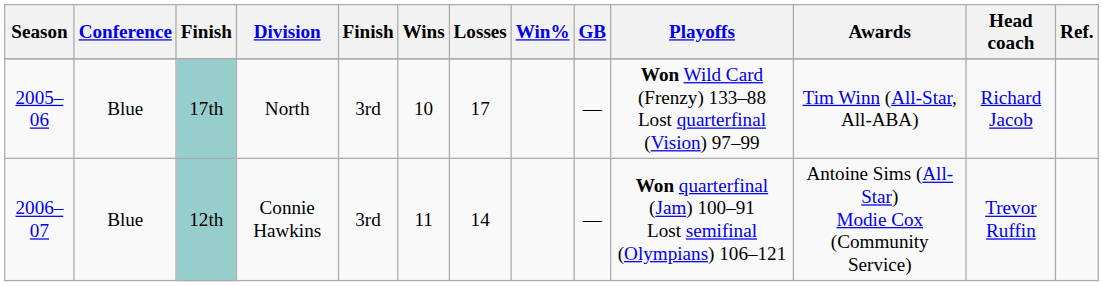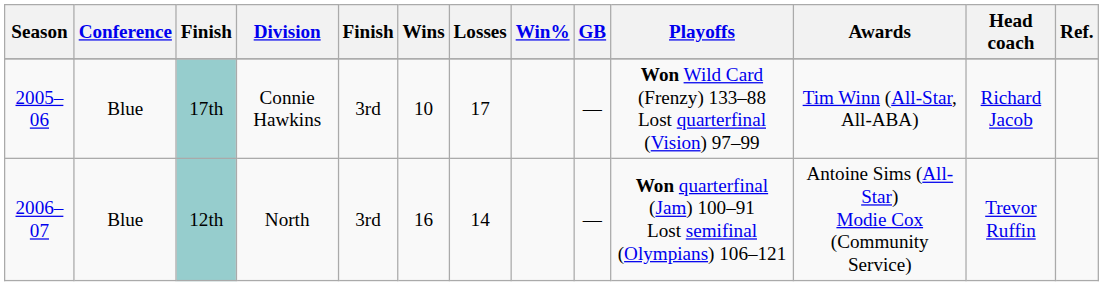(287, 108) North -> (287, 108) Connie Hawkins
(287, 219) Connie Hawkins -> (287, 219) North
(424, 219) 11 -> (424, 219) 16
